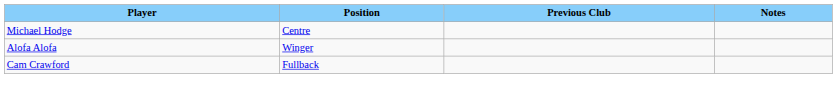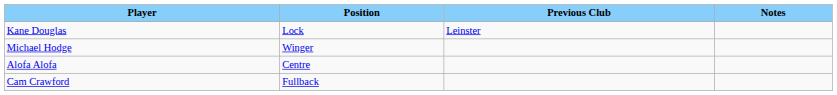+ row: (37, 30)
(296, 30) Centre -> (298, 47) Winger
(298, 47) Winger -> (296, 65) Centre
